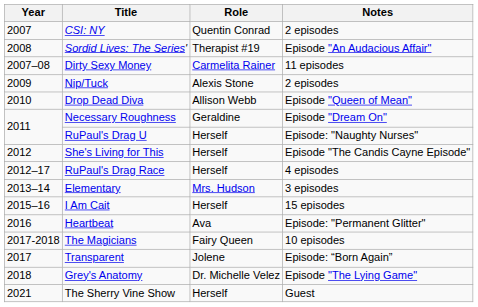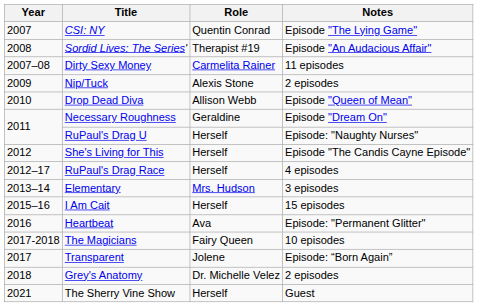(312, 30) 2 episodes -> (351, 30) Episode "The Lying Game"
(351, 275) Episode "The Lying Game" -> (312, 275) 2 episodes
